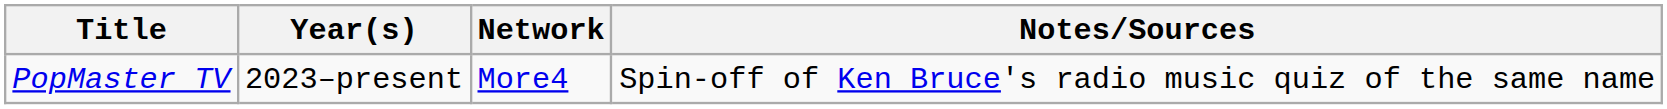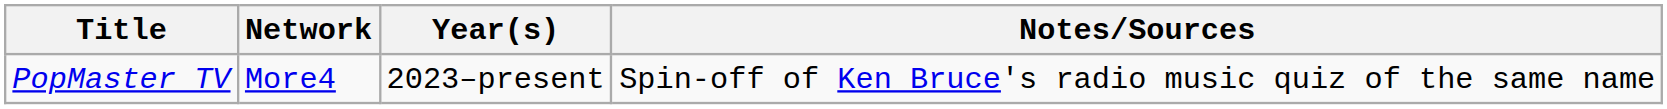columns swapped: (354, 30) <-> (541, 30)
